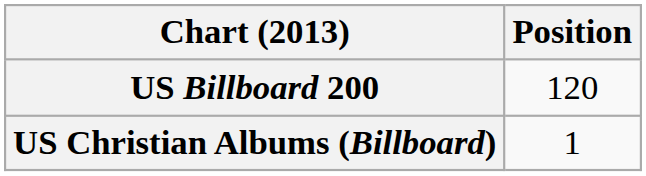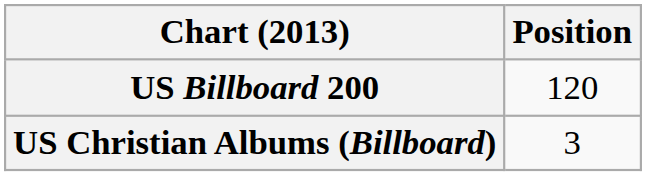(572, 142) 1 -> (572, 142) 3
